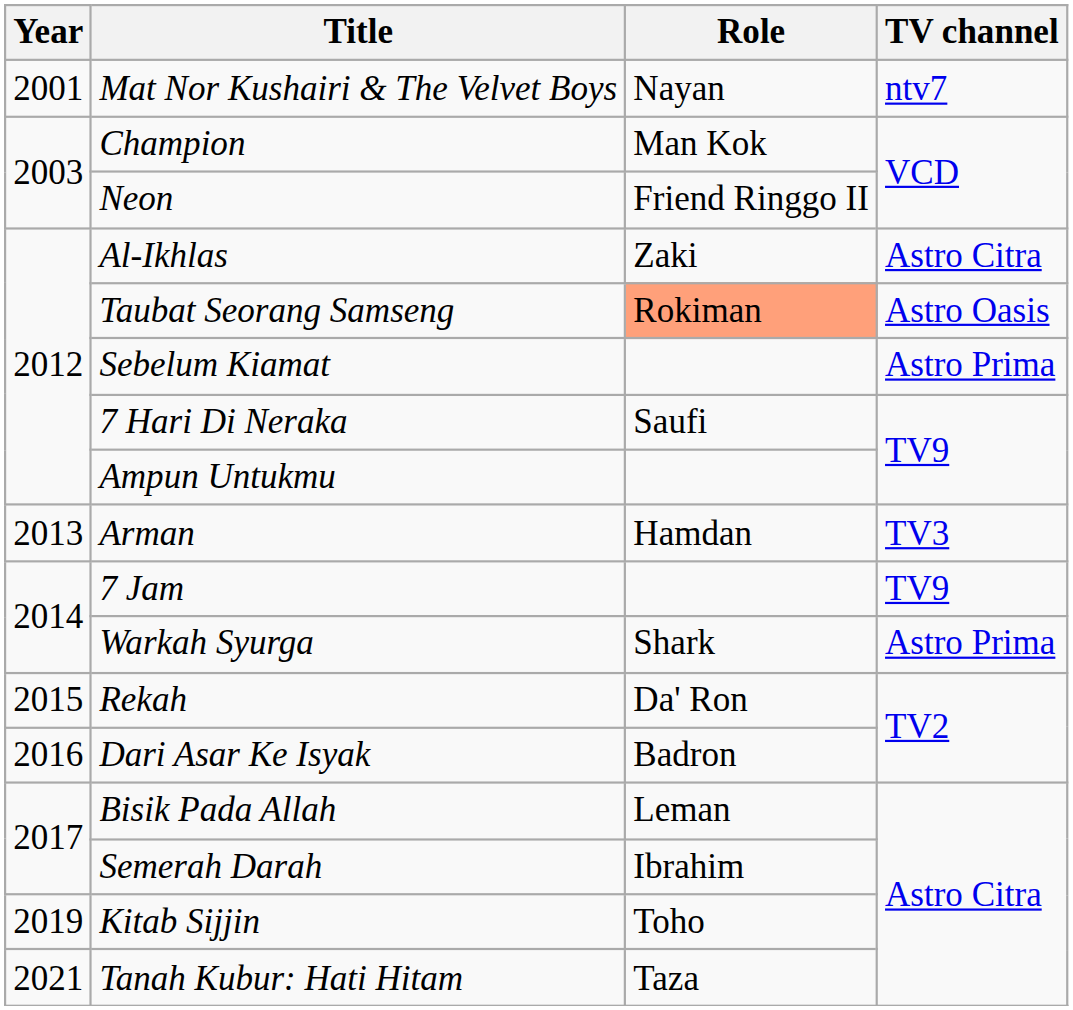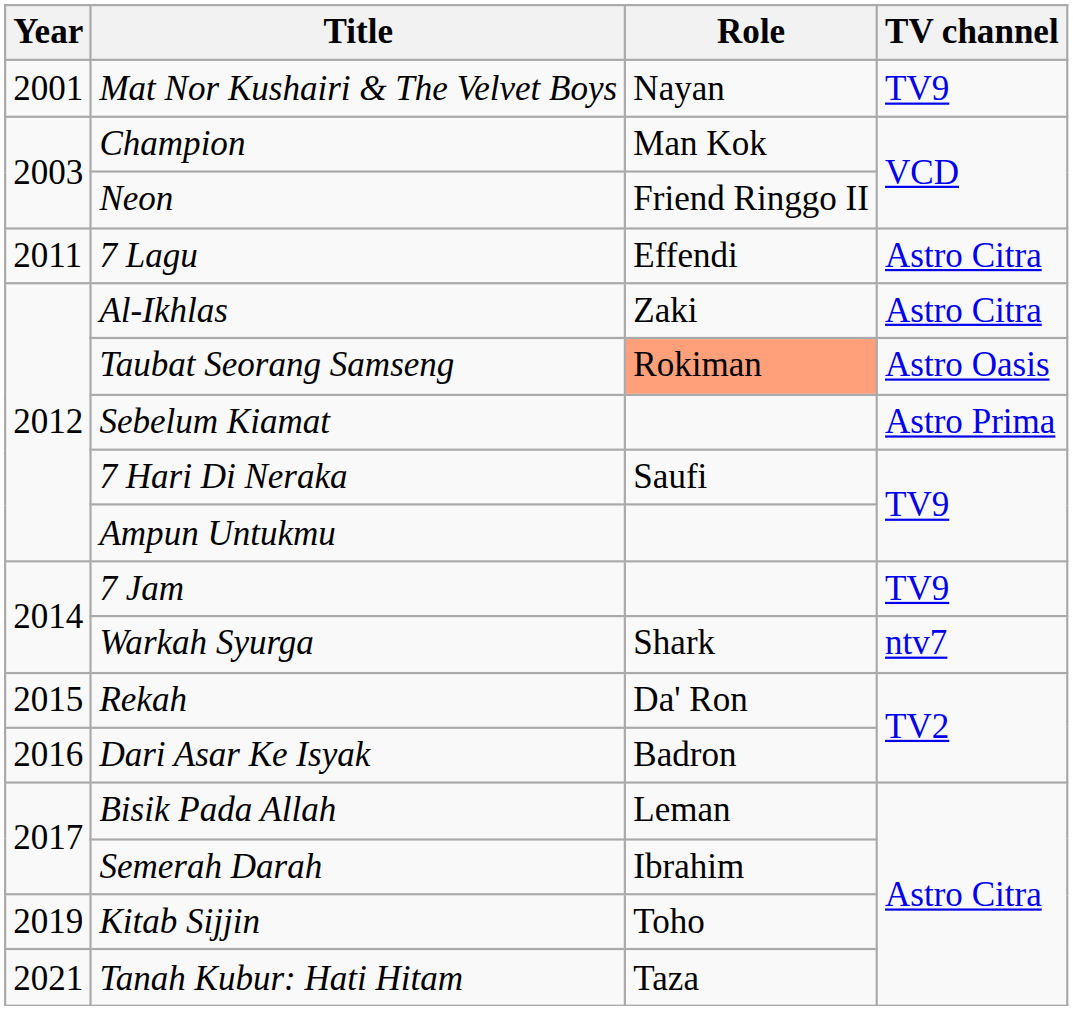(916, 87) ntv7 -> (917, 87) TV9
+ row: (149, 254)
- row: (147, 532)
(970, 643) Astro Prima -> (916, 643) ntv7
